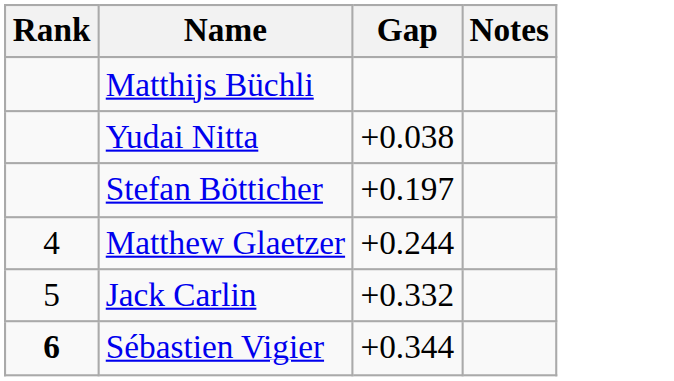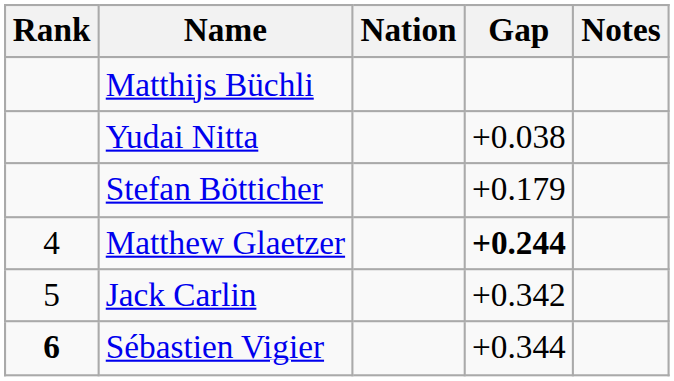+ column: (409, 30)
(407, 189) +0.197 -> (519, 189) +0.179
(407, 242) normal -> (519, 242) bold
(407, 294) +0.332 -> (519, 294) +0.342
